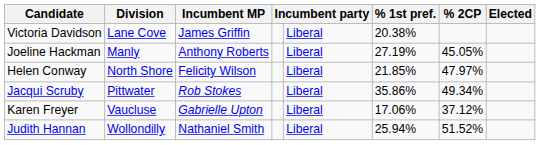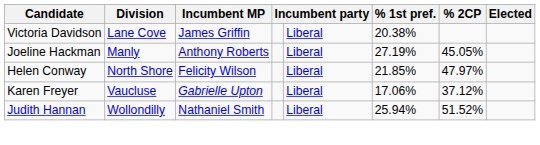- row: (45, 91)
